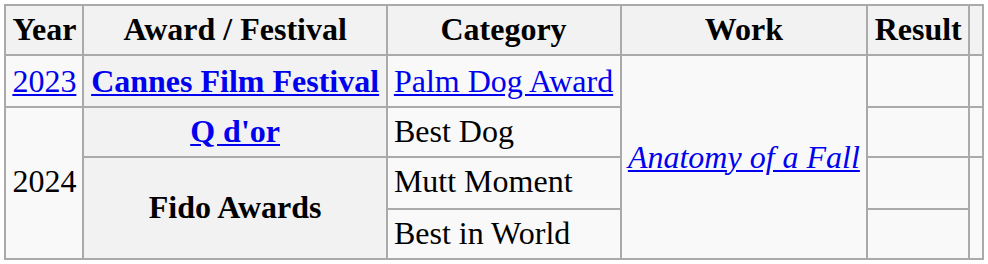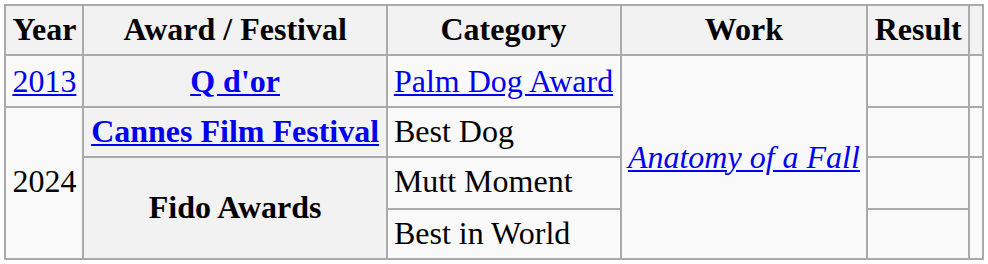(44, 80) 2023 -> (44, 80) 2013
(235, 80) Cannes Film Festival -> (235, 80) Q d'or
(235, 131) Q d'or -> (235, 131) Cannes Film Festival
